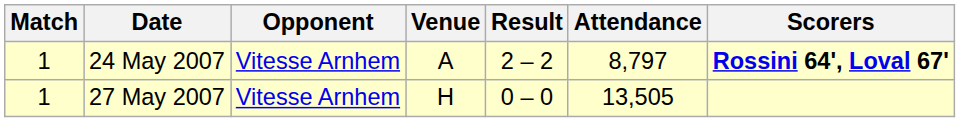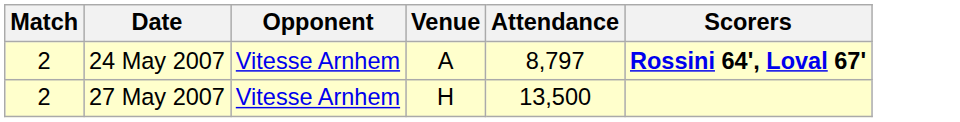- column: (527, 23)
(44, 60) 1 -> (44, 60) 2
(44, 97) 1 -> (44, 97) 2
(638, 97) 13,505 -> (555, 97) 13,500
